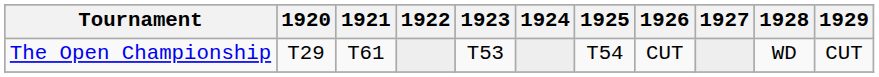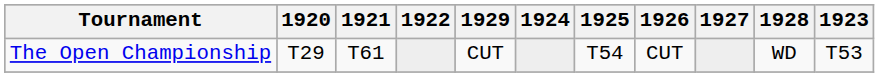columns swapped: (485, 22) <-> (844, 22)
